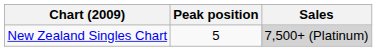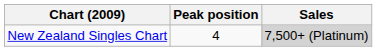(216, 35) 5 -> (216, 35) 4
